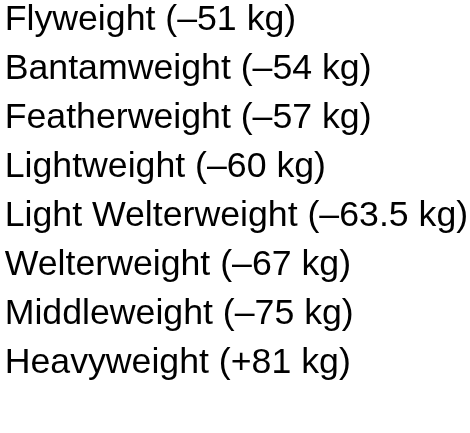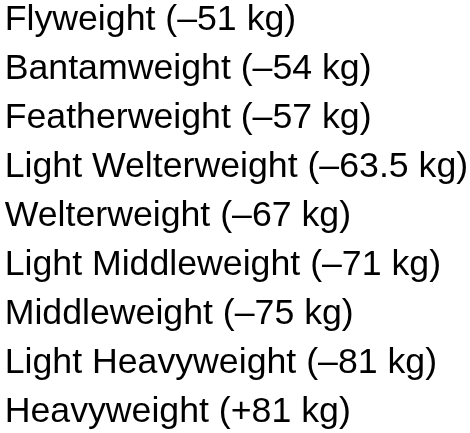- row: (165, 165)
+ row: (223, 263)
+ row: (221, 361)
